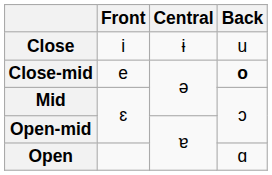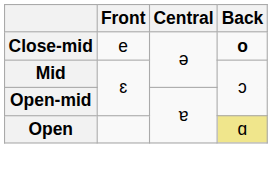- row: (51, 45)
(242, 156) no background -> (242, 128) khaki background
